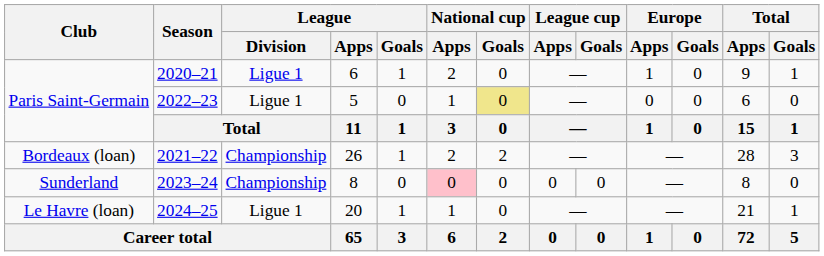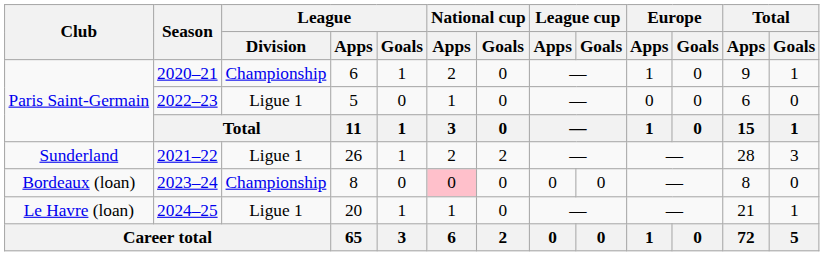(276, 73) Ligue 1 -> (276, 73) Championship
(503, 100) khaki background -> (503, 100) no background
(79, 155) Bordeaux (loan) -> (79, 155) Sunderland
(276, 155) Championship -> (276, 155) Ligue 1
(79, 182) Sunderland -> (79, 182) Bordeaux (loan)
